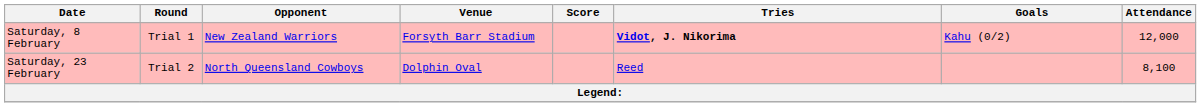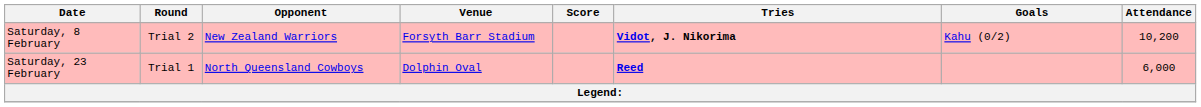(171, 37) Trial 1 -> (171, 37) Trial 2
(1159, 37) 12,000 -> (1159, 37) 10,200
(171, 68) Trial 2 -> (171, 68) Trial 1
(630, 68) normal -> (630, 68) bold
(1159, 68) 8,100 -> (1159, 68) 6,000
